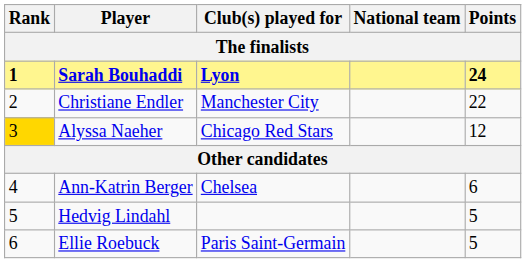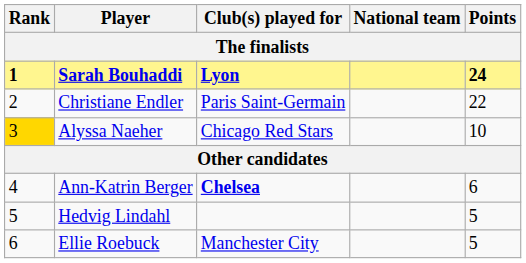(260, 103) Manchester City -> (273, 103) Paris Saint-Germain
(478, 131) 12 -> (478, 131) 10
(229, 187) normal -> (230, 187) bold
(273, 243) Paris Saint-Germain -> (260, 243) Manchester City
